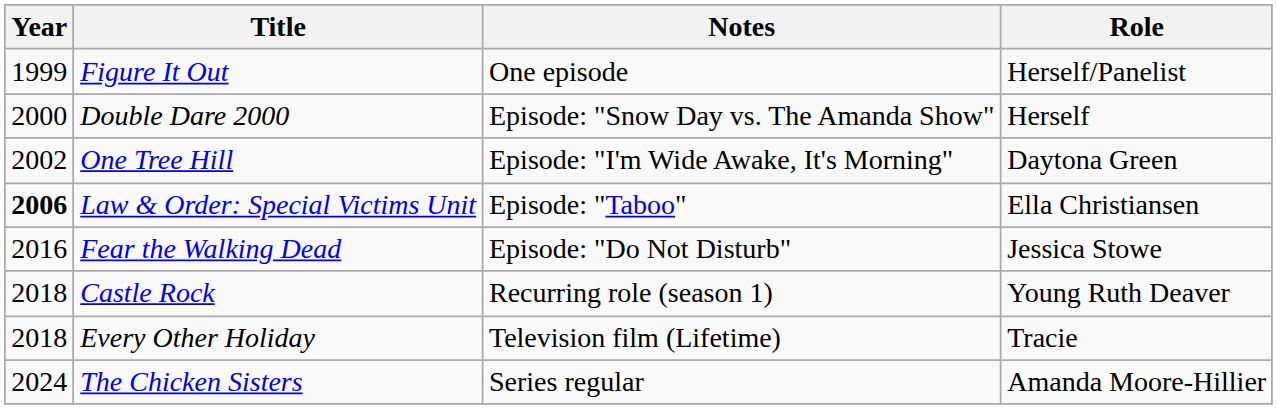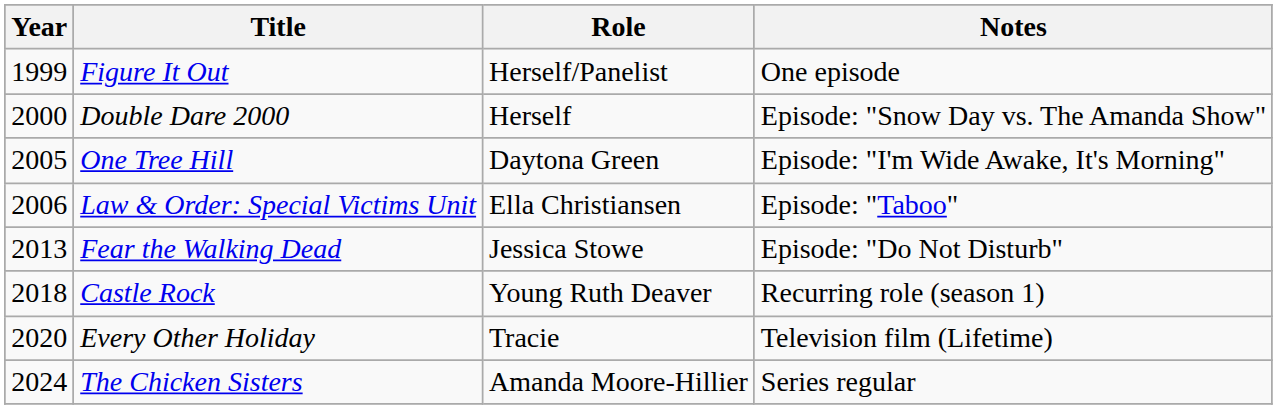columns swapped: (1137, 26) <-> (742, 26)
(39, 159) 2002 -> (39, 159) 2005
(39, 204) bold -> (39, 204) normal
(39, 248) 2016 -> (39, 248) 2013
(39, 337) 2018 -> (39, 337) 2020
